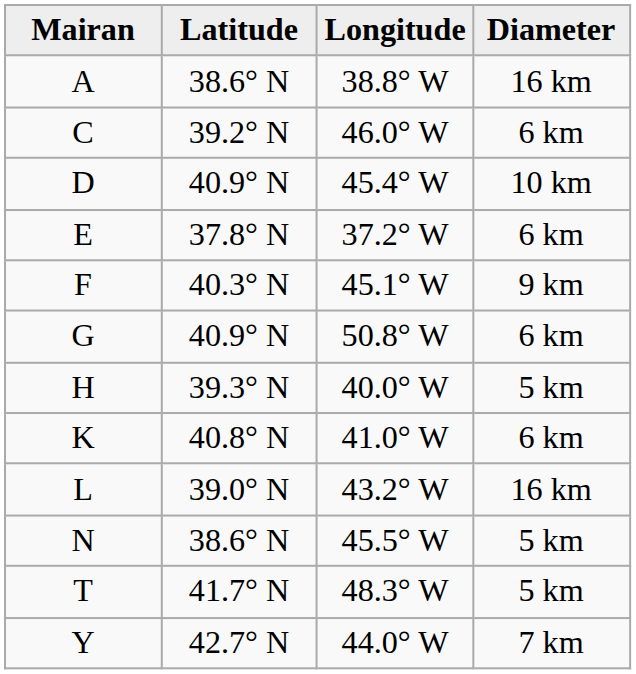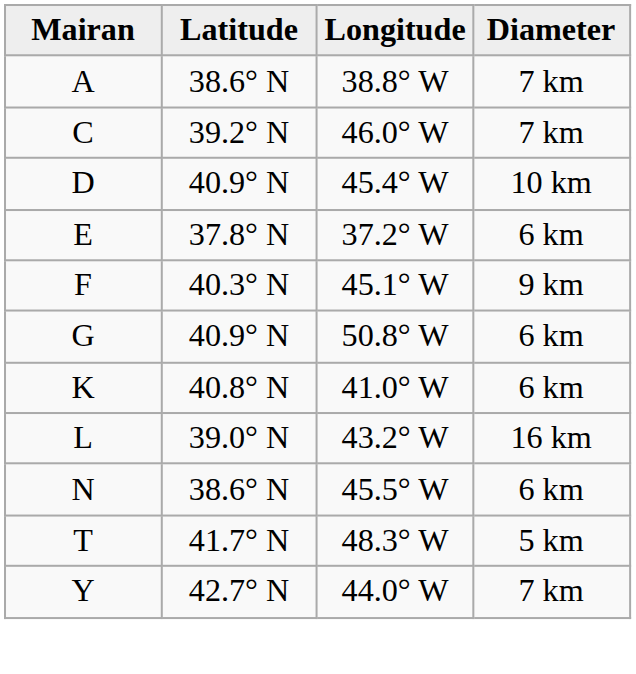(551, 81) 16 km -> (551, 81) 7 km
(551, 132) 6 km -> (551, 132) 7 km
- row: (83, 387)
(551, 540) 5 km -> (551, 489) 6 km
